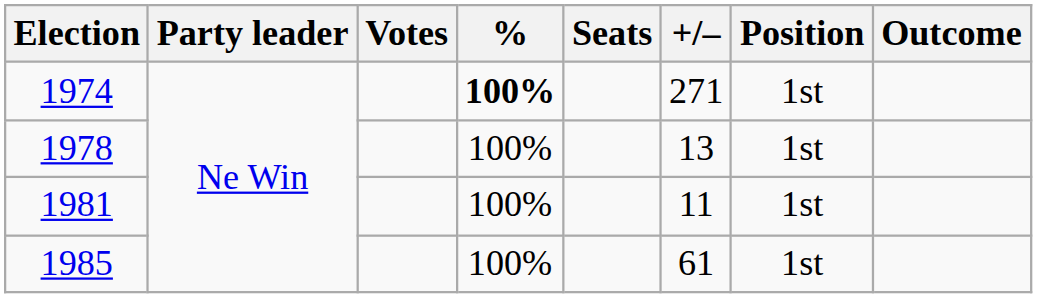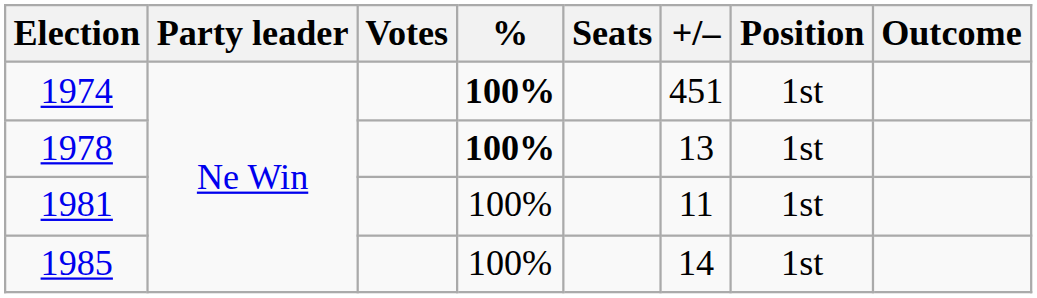(696, 90) 271 -> (696, 90) 451
(510, 147) normal -> (510, 147) bold
(696, 262) 61 -> (696, 262) 14
